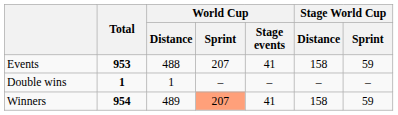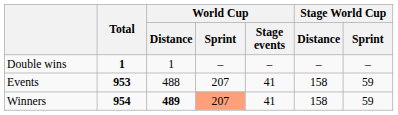rows swapped: (23, 63) <-> (37, 82)
(171, 100) normal -> (171, 100) bold
